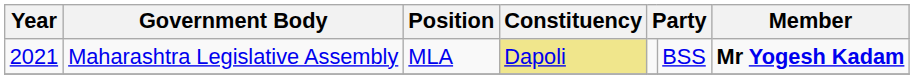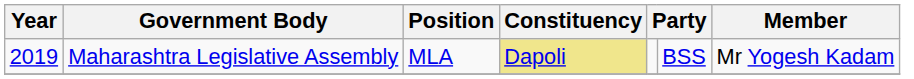(34, 56) 2021 -> (34, 56) 2019
(810, 56) bold -> (805, 56) normal
